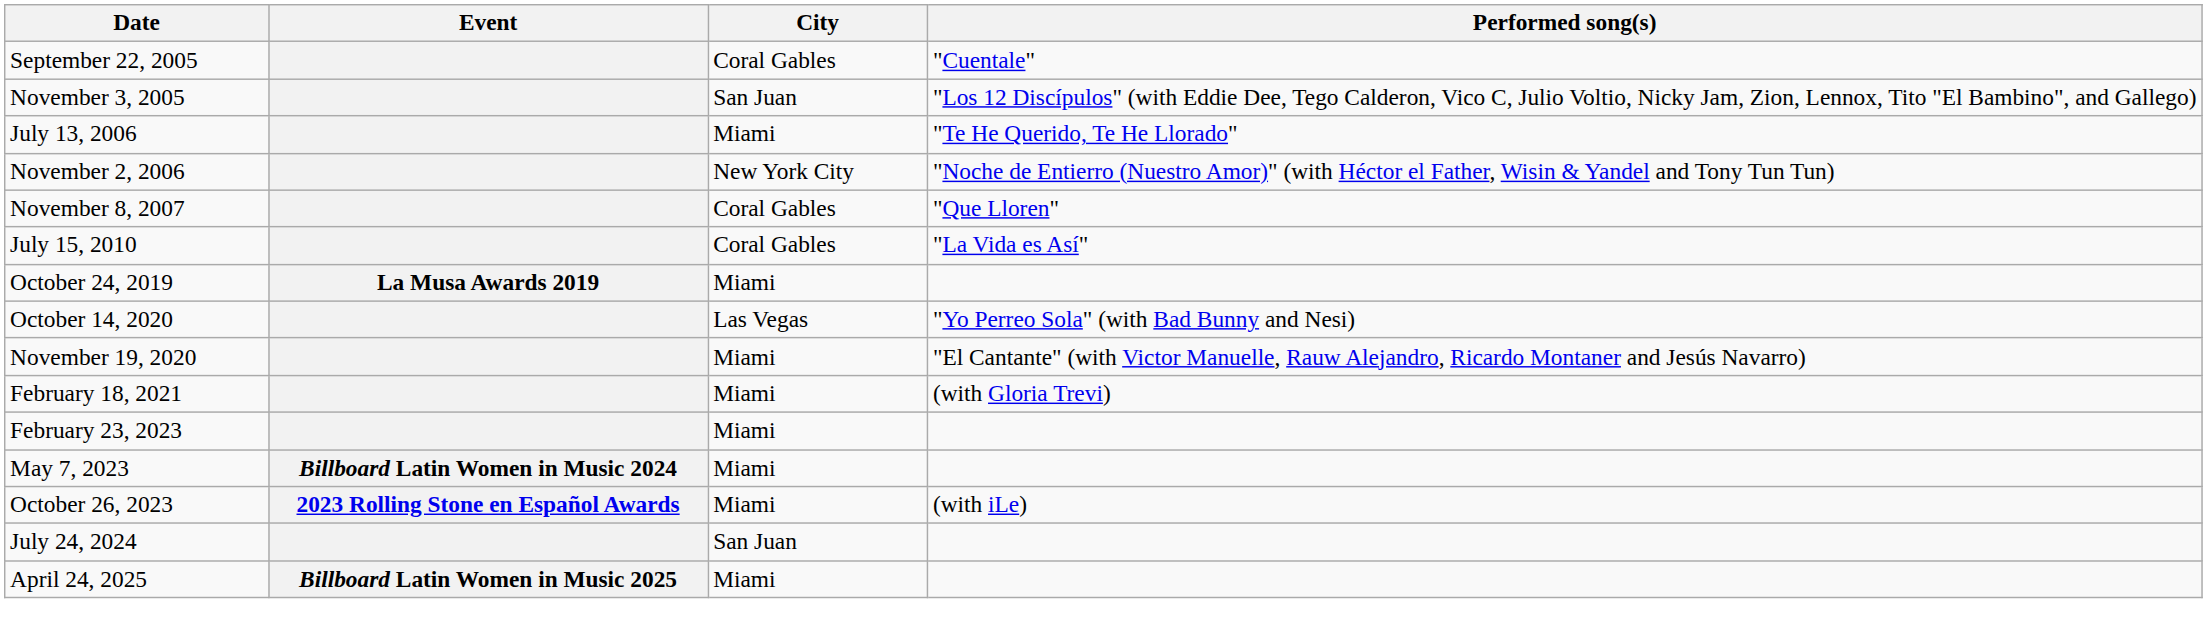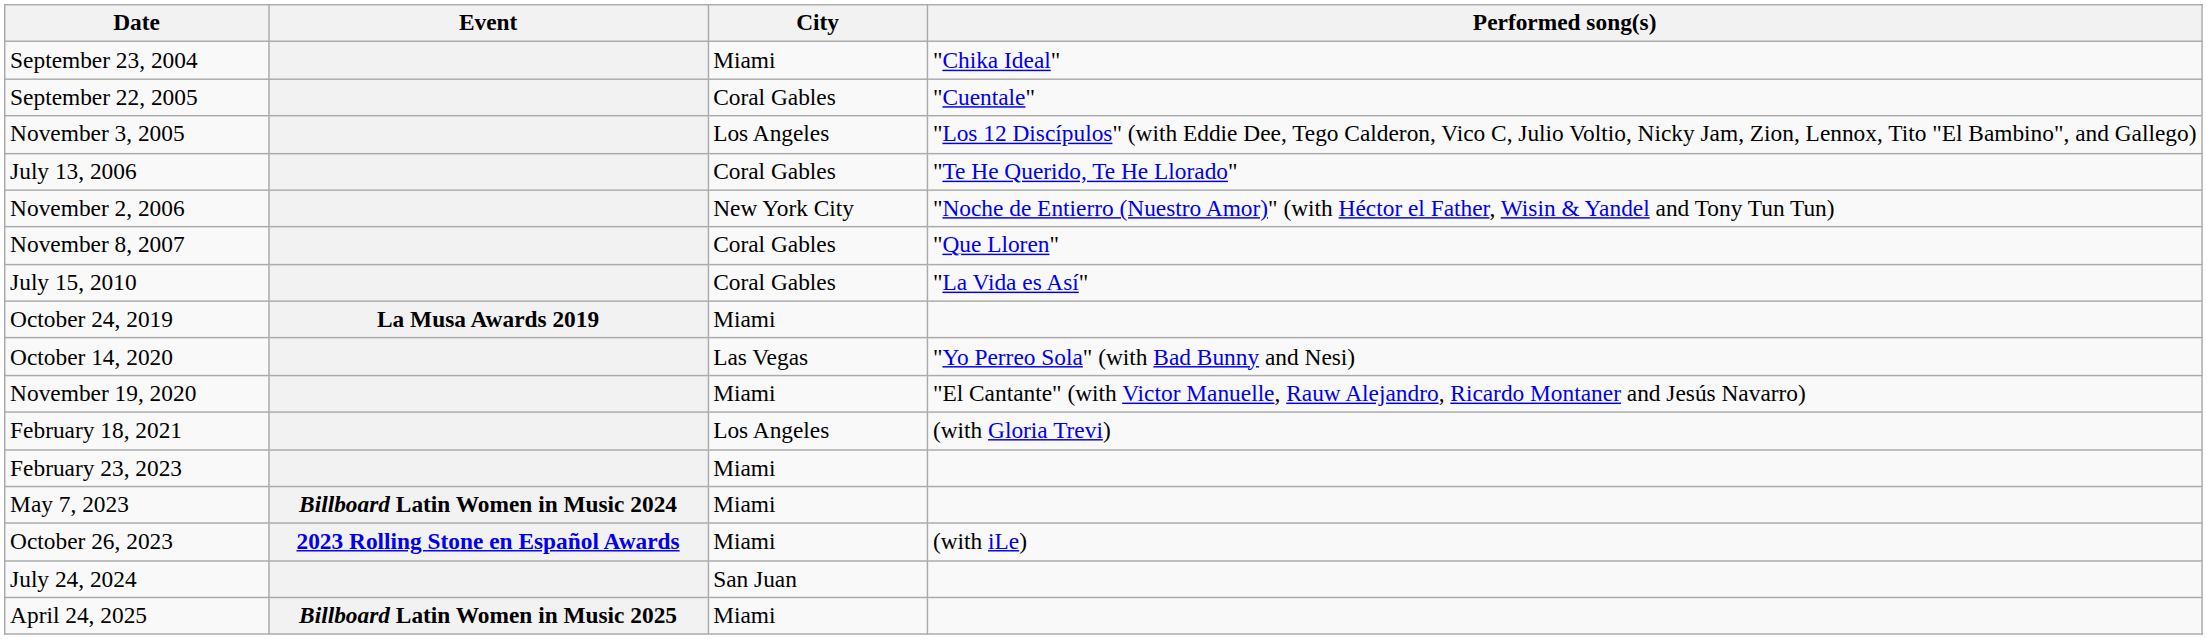+ row: (104, 60)
(755, 97) San Juan -> (771, 134) Los Angeles
(744, 134) Miami -> (774, 171) Coral Gables
(744, 393) Miami -> (771, 430) Los Angeles
